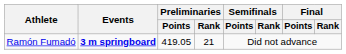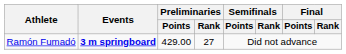(176, 42) 419.05 -> (176, 42) 429.00
(209, 42) 21 -> (209, 42) 27
